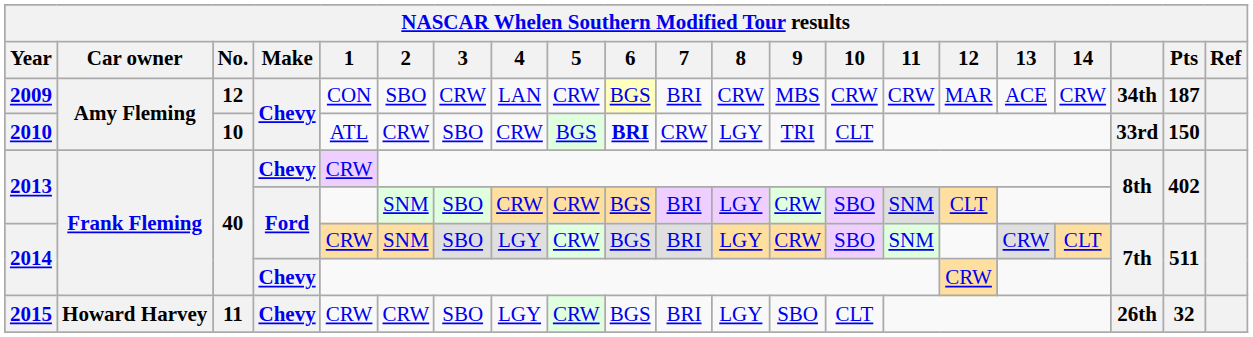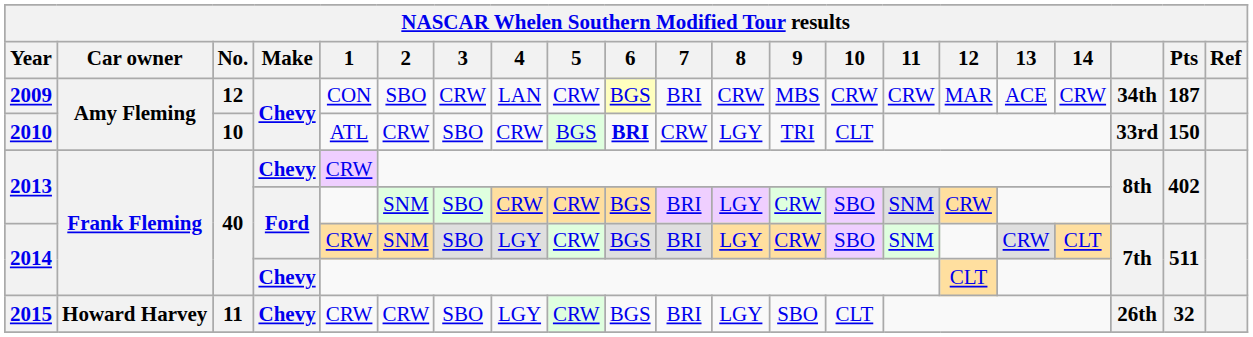(969, 204) CLT -> (969, 204) CRW
(969, 277) CRW -> (969, 277) CLT
